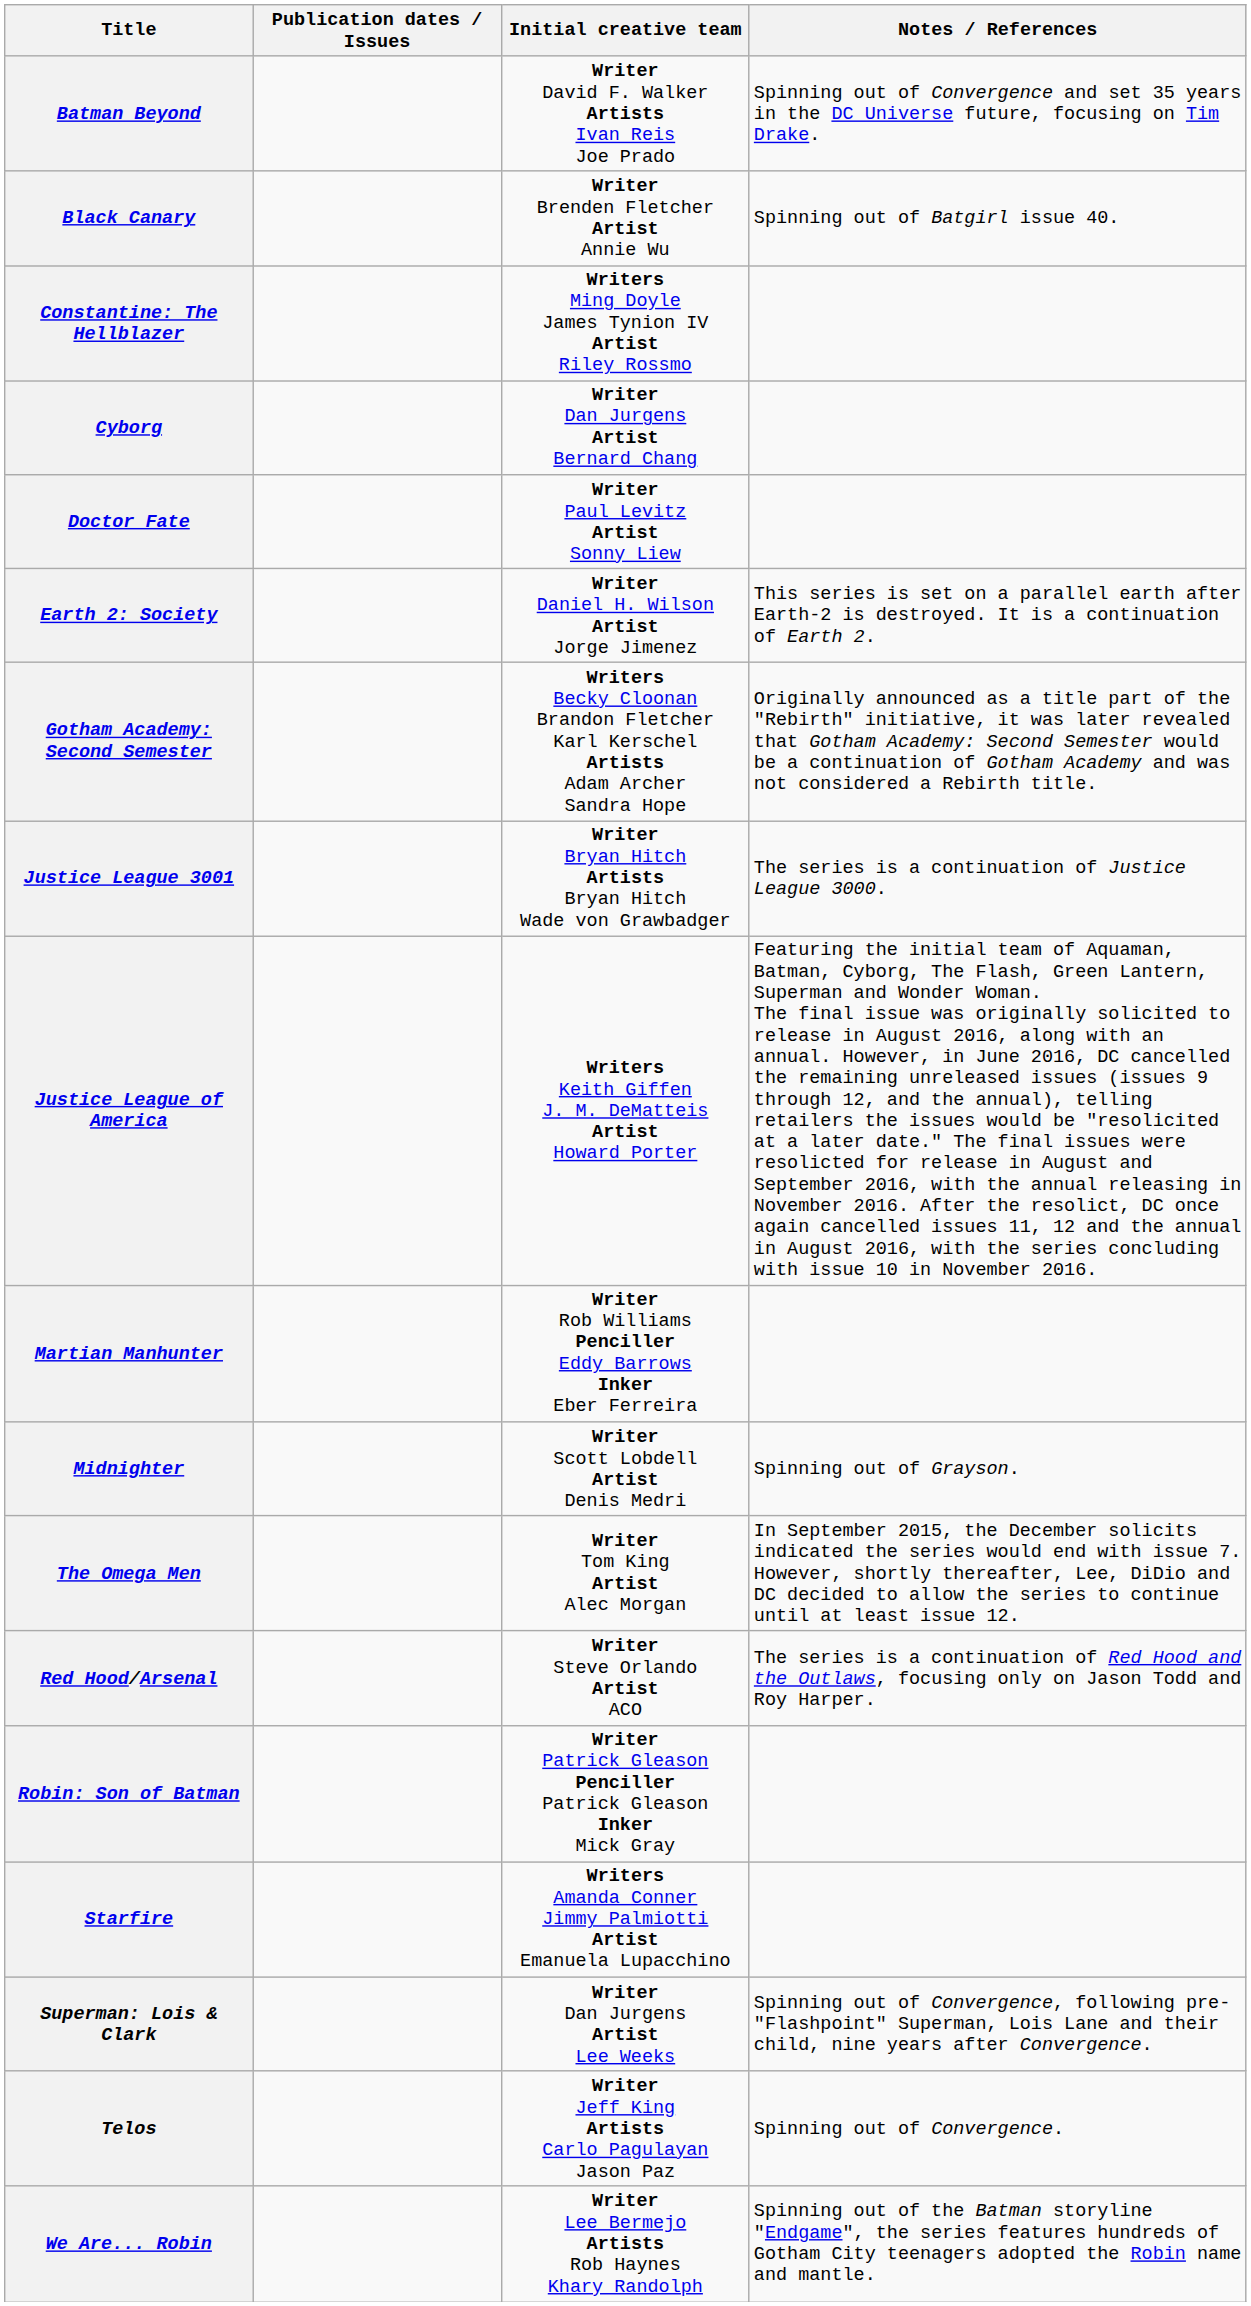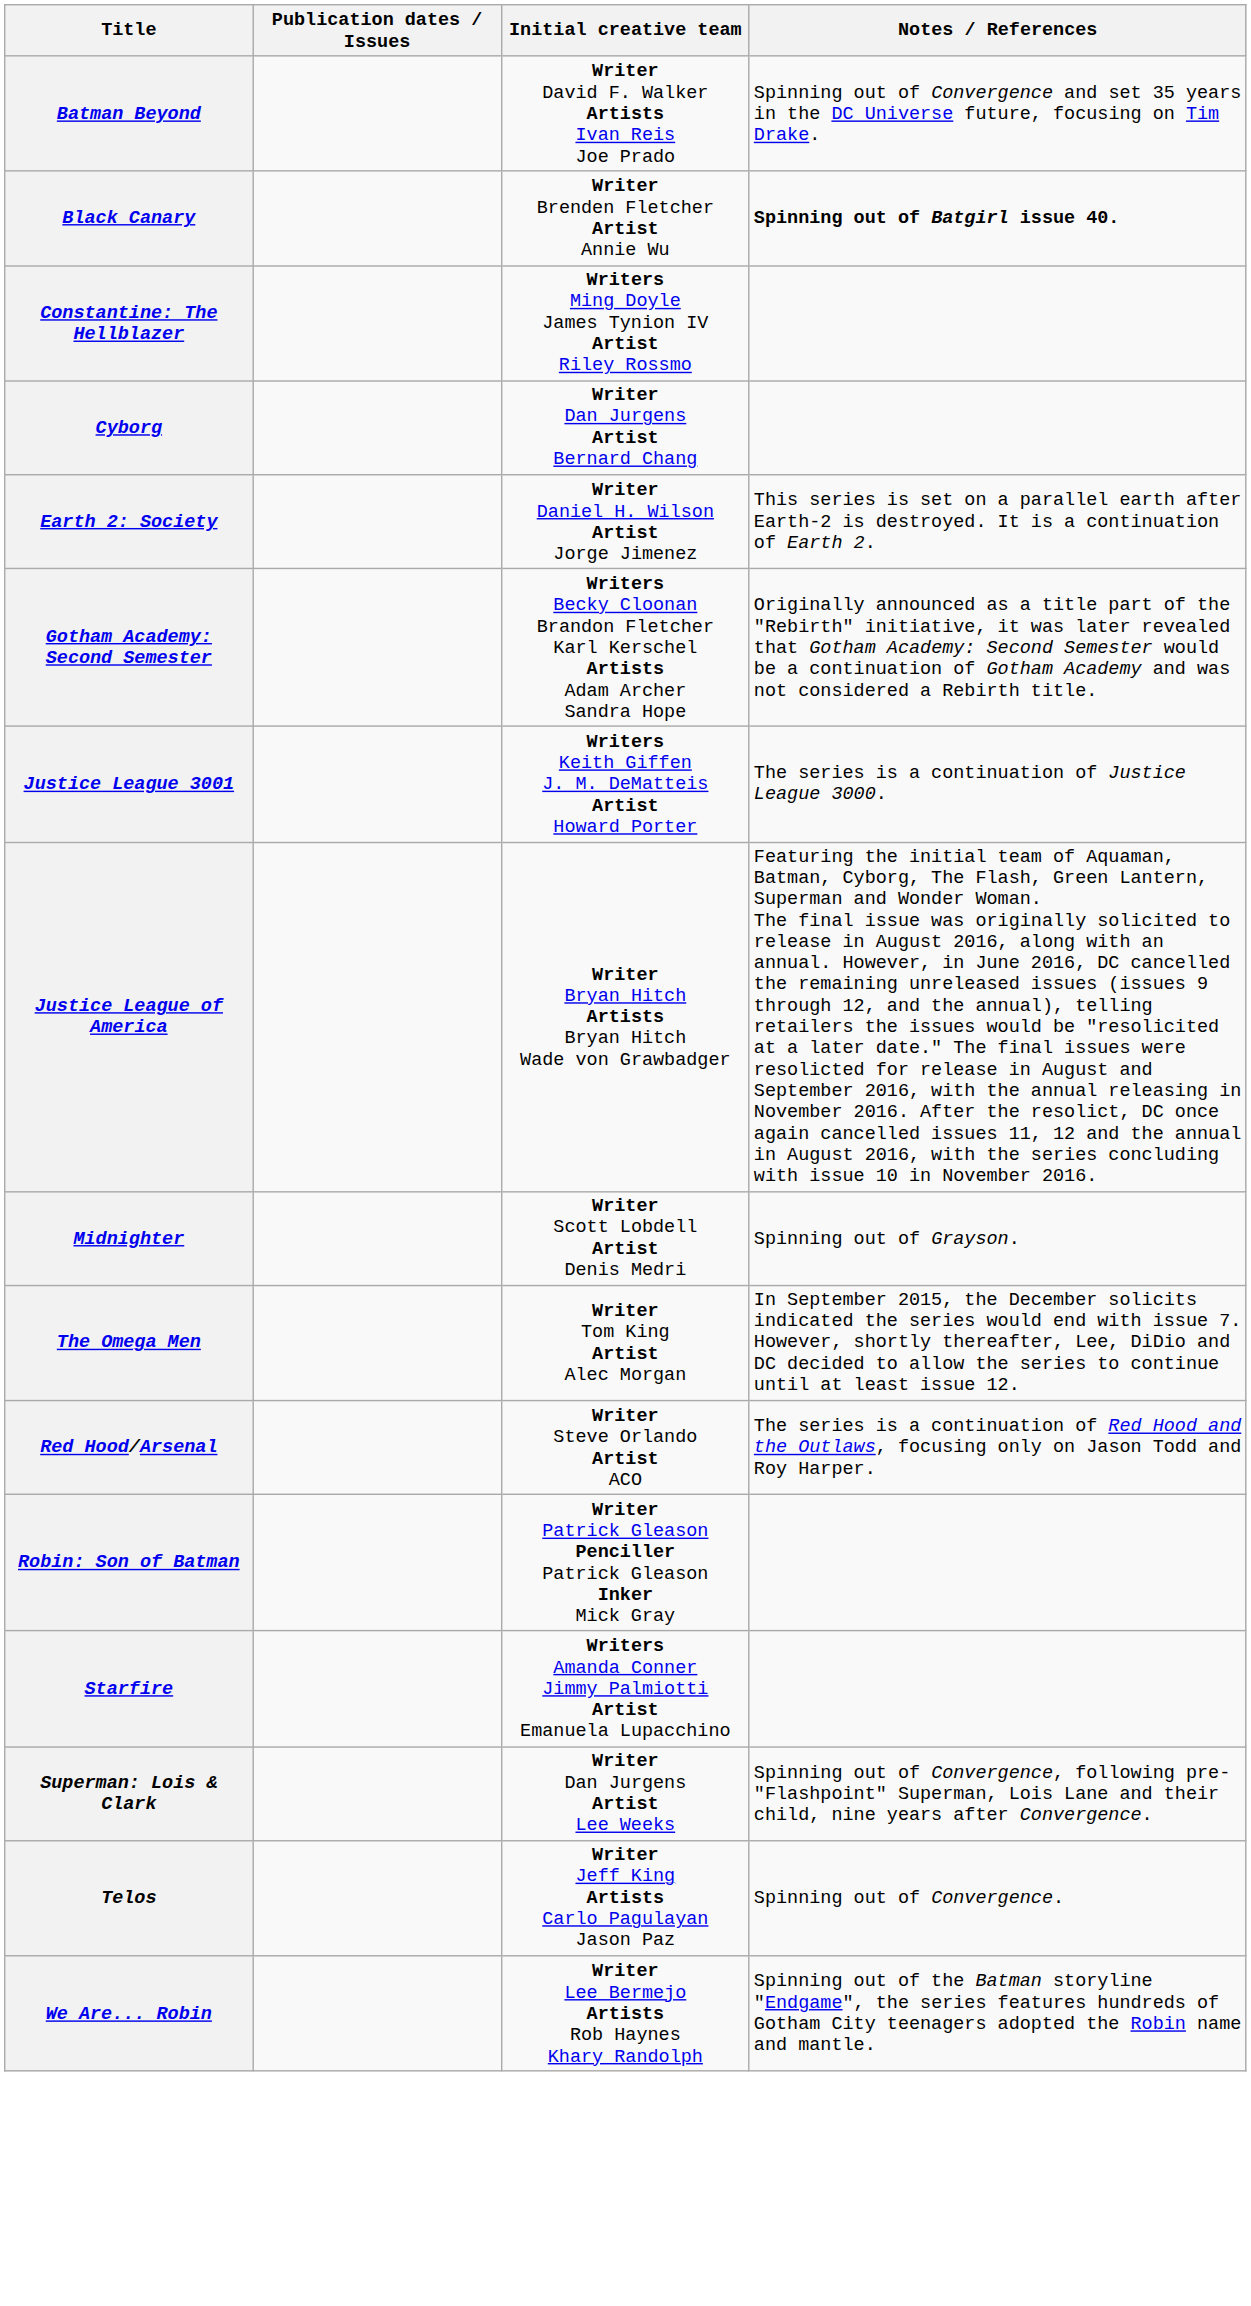(937, 218) normal -> (937, 218) bold
- row: (129, 522)
(625, 878) Writer Bryan Hitch Artists Bryan Hitch Wade von Grawbadger -> (625, 784) Writers Keith Giffen J. M. DeMatteis Artist Howard Porter
(625, 1111) Writers Keith Giffen J. M. DeMatteis Artist Howard Porter -> (625, 1017) Writer Bryan Hitch Artists Bryan Hitch Wade von Grawbadger
- row: (129, 1354)
